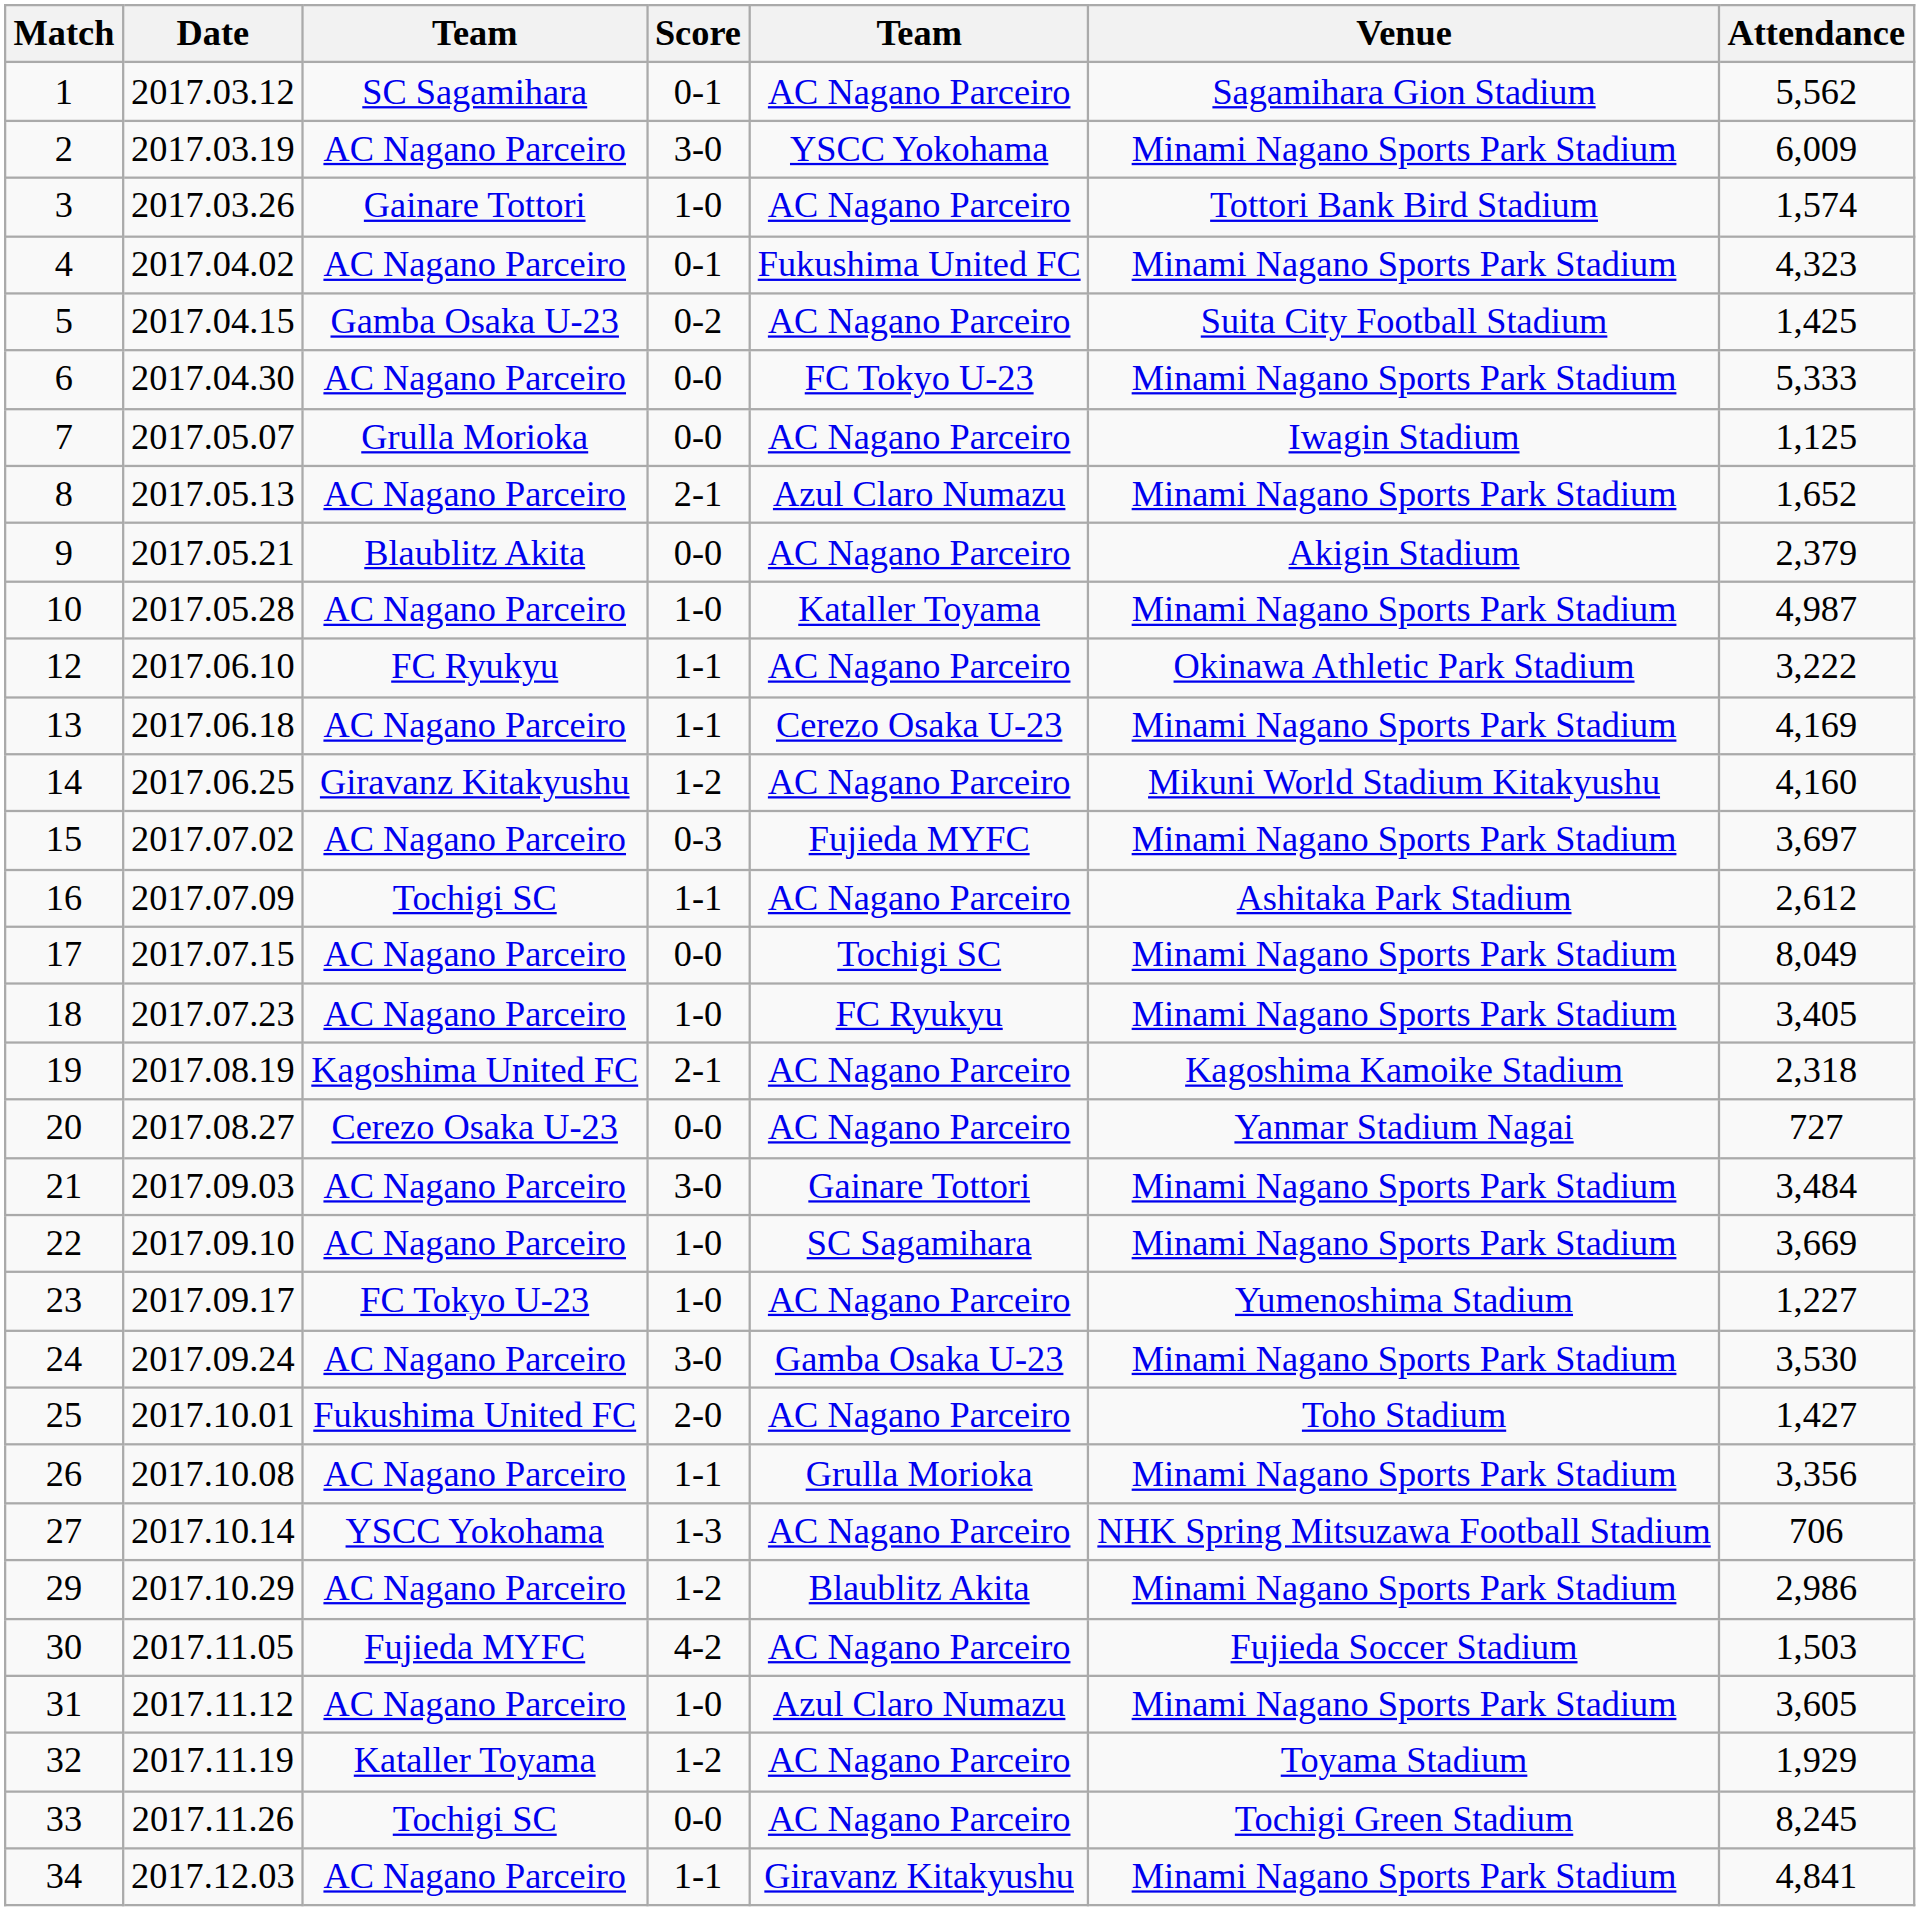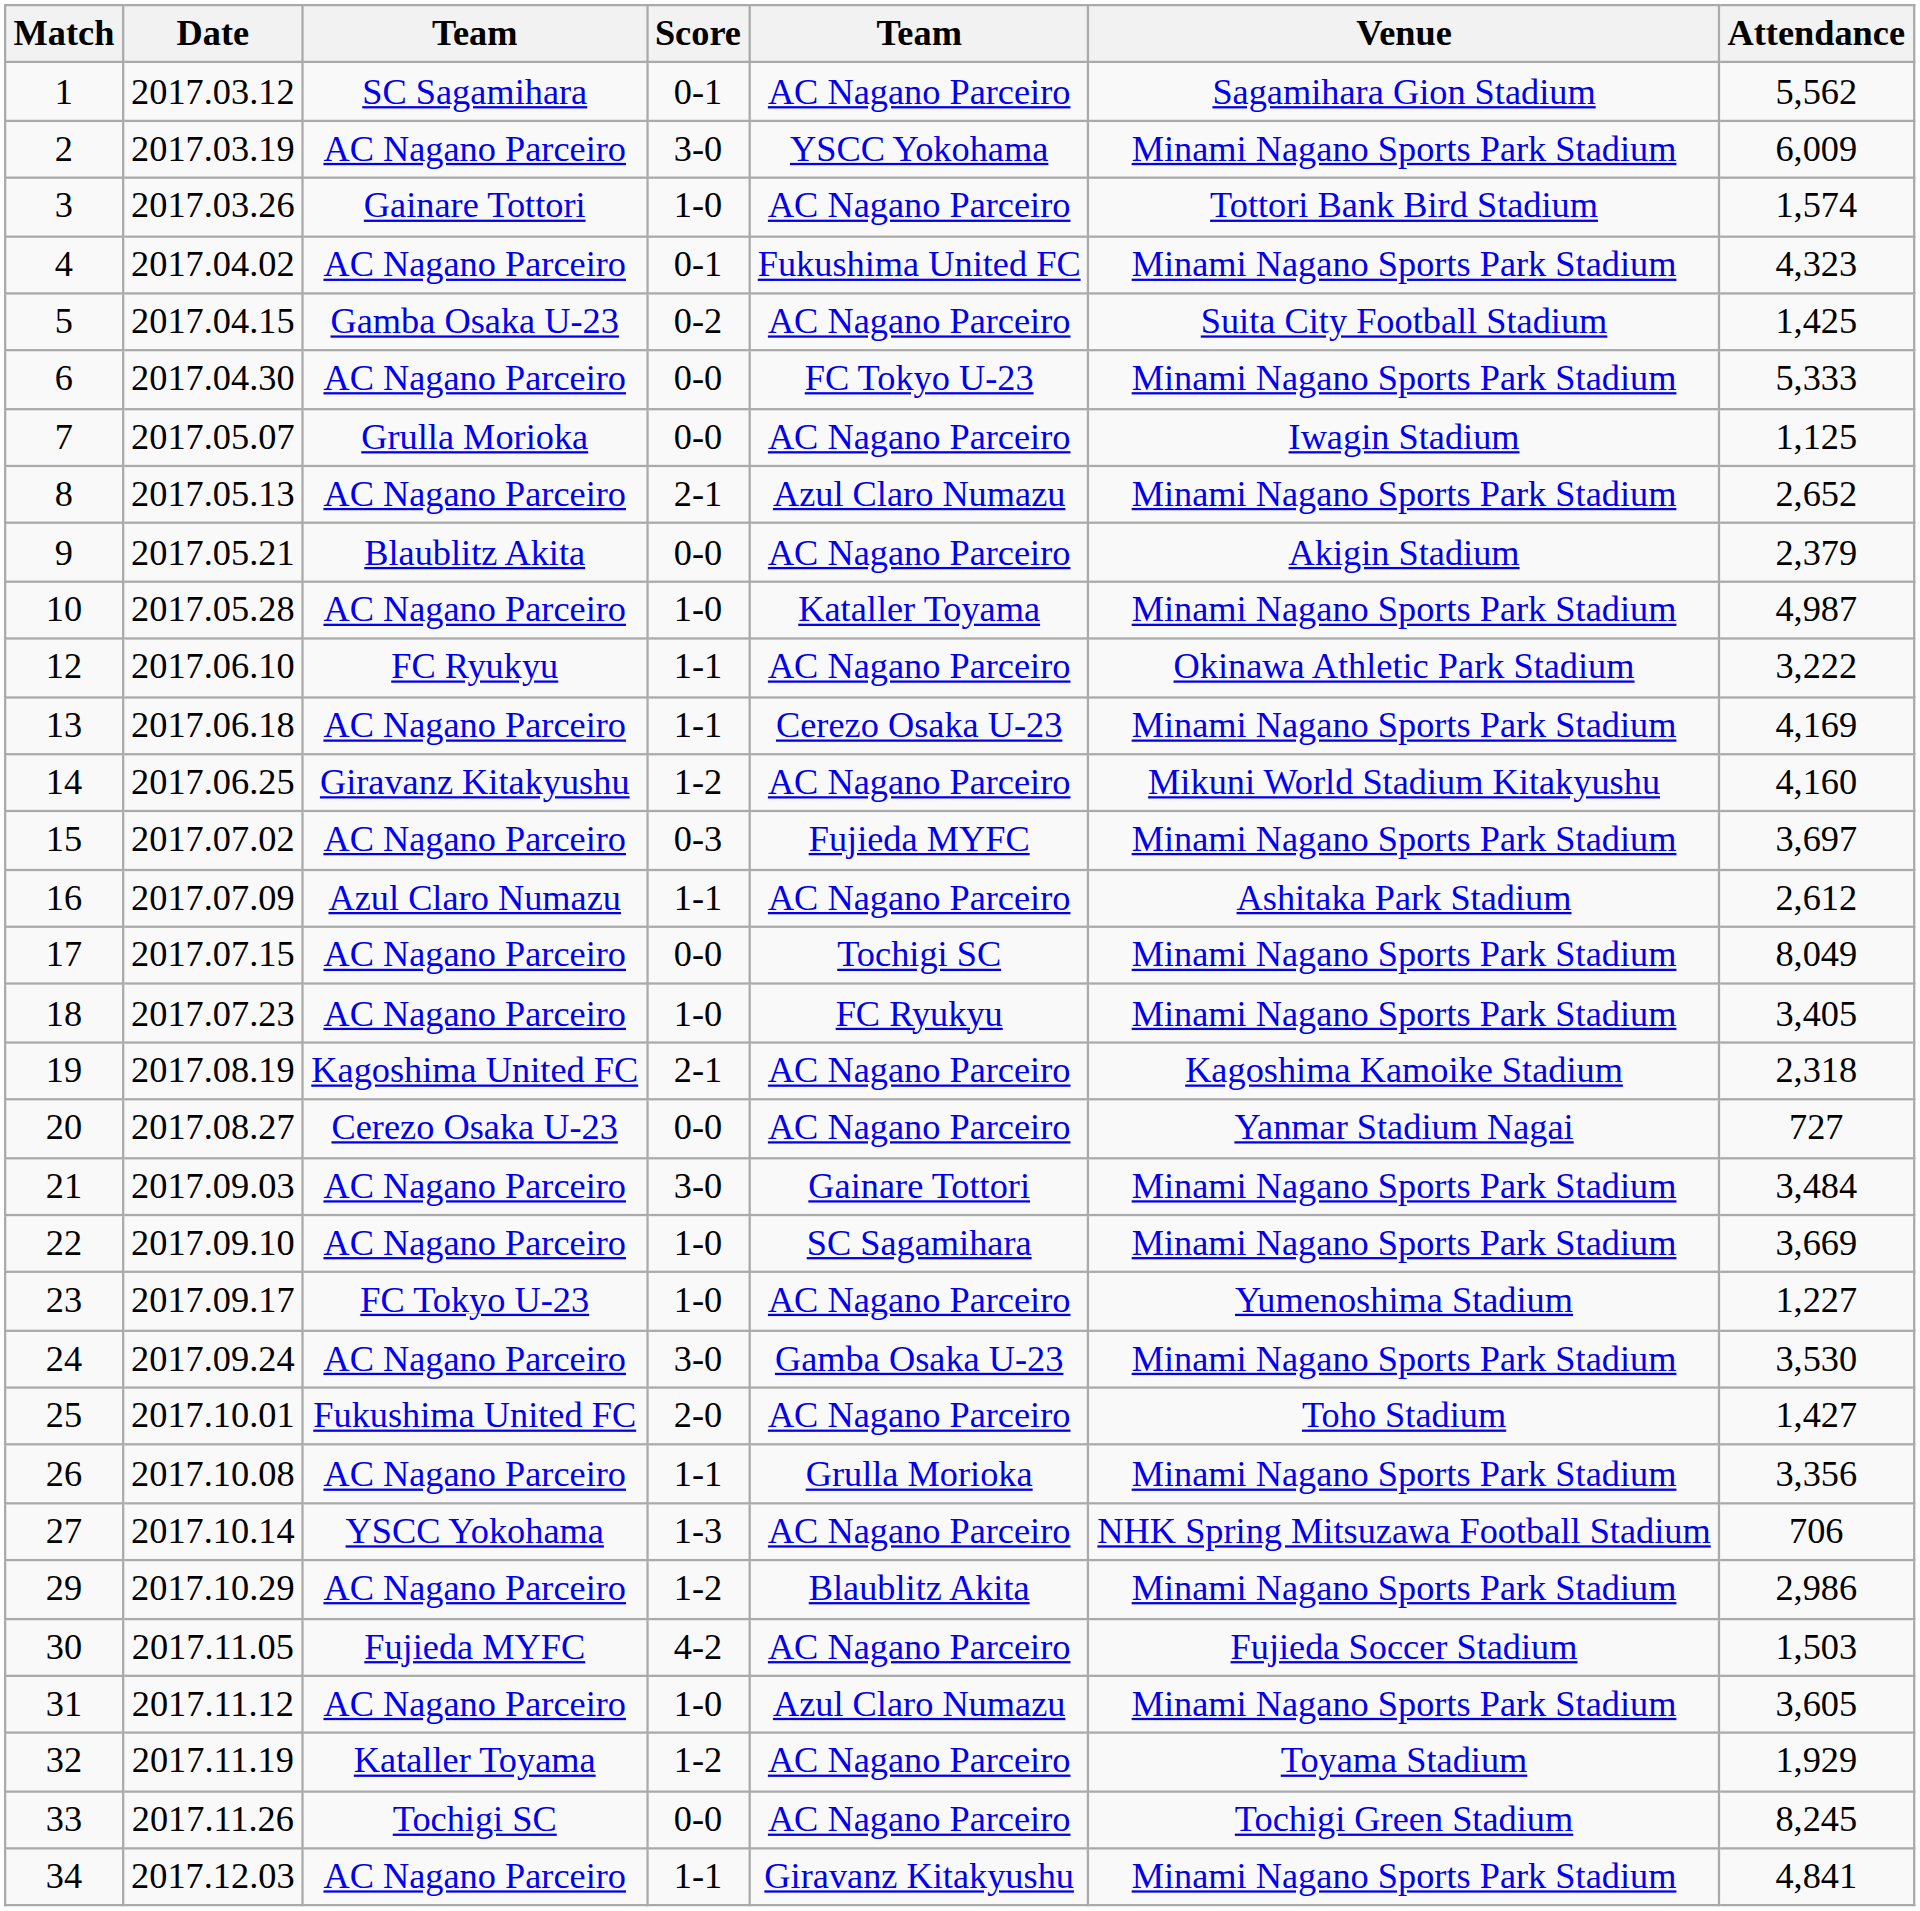(1816, 494) 1,652 -> (1816, 494) 2,652
(475, 897) Tochigi SC -> (475, 897) Azul Claro Numazu
